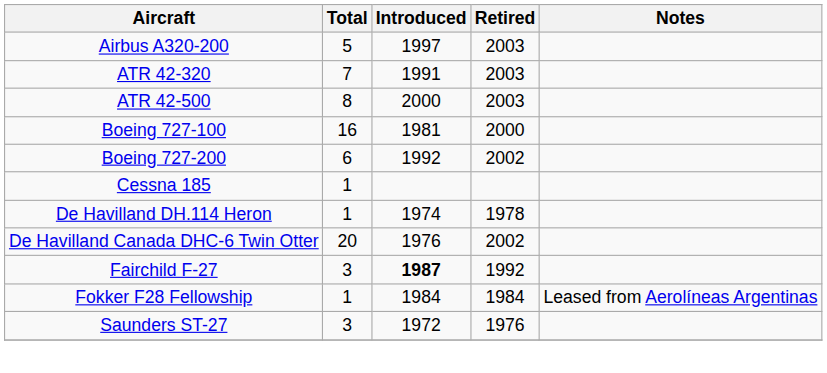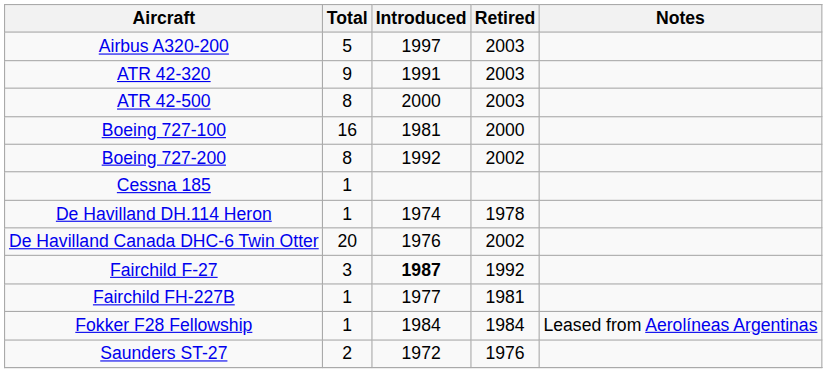(347, 74) 7 -> (347, 74) 9
(347, 158) 6 -> (347, 158) 8
+ row: (164, 297)
(347, 325) 3 -> (347, 353) 2
